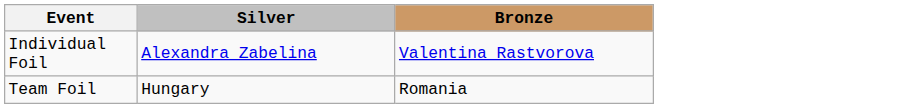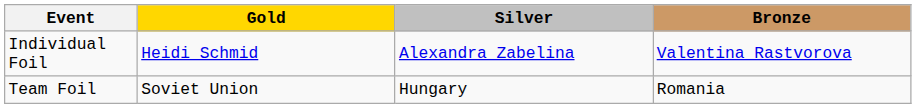+ column: (266, 18)
